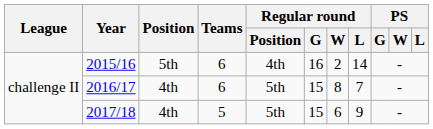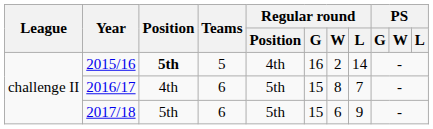(168, 64) normal -> (168, 64) bold
(222, 64) 6 -> (222, 64) 5
(168, 111) 4th -> (168, 111) 5th
(222, 111) 5 -> (222, 111) 6
